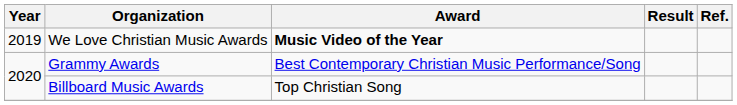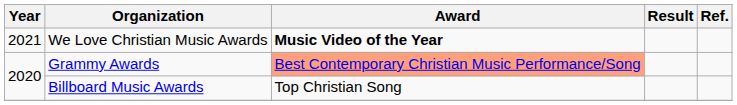(25, 40) 2019 -> (25, 40) 2021
(458, 64) no background -> (458, 64) lightsalmon background
